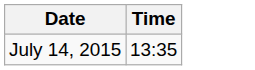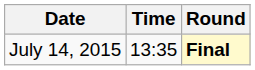+ column: (216, 19)
